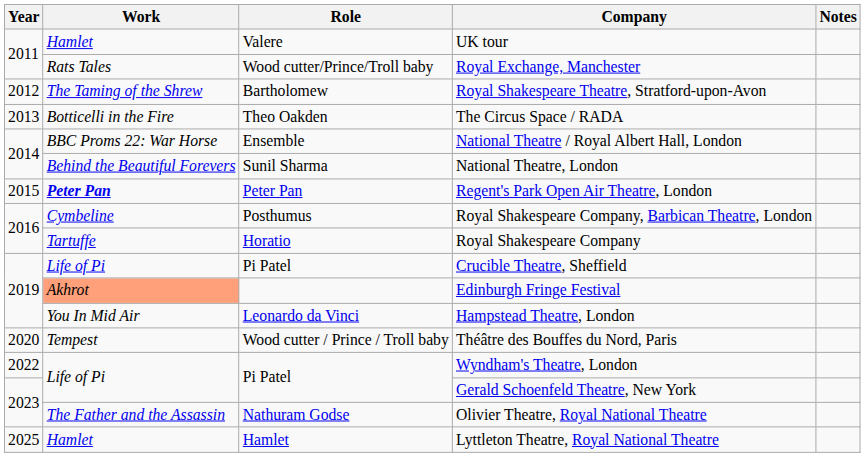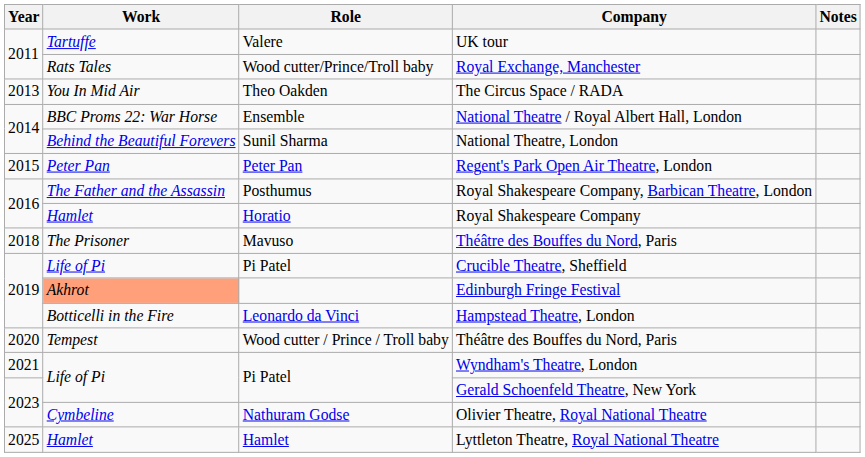(70, 41) Hamlet -> (71, 41) Tartuffe
- row: (285, 91)
(110, 116) Botticelli in the Fire -> (93, 91) You In Mid Air
(79, 191) bold -> (78, 166) normal
(80, 215) Cymbeline -> (136, 191) The Father and the Assassin
(71, 240) Tartuffe -> (70, 215) Hamlet
+ row: (268, 240)
(93, 315) You In Mid Air -> (110, 315) Botticelli in the Fire
(24, 365) 2022 -> (24, 365) 2021
(136, 414) The Father and the Assassin -> (80, 414) Cymbeline
